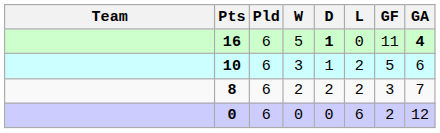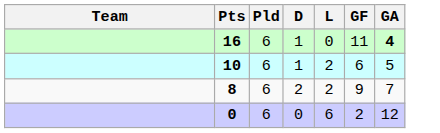- column: (299, 17)
(329, 41) bold -> (299, 41) normal
(390, 66) 5 -> (359, 66) 6
(420, 66) 6 -> (390, 66) 5
(390, 91) 3 -> (359, 91) 9
